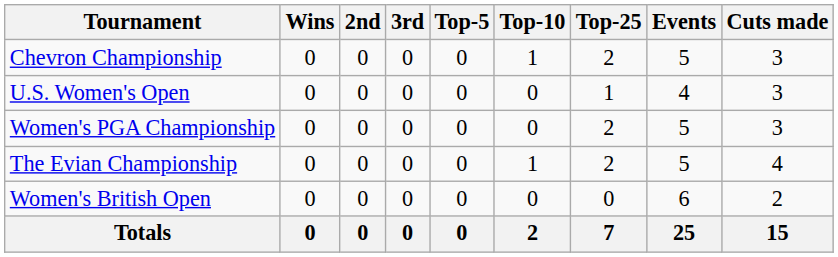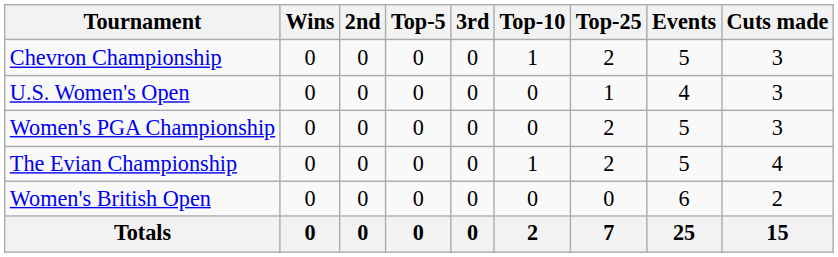columns swapped: (408, 22) <-> (462, 22)
